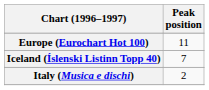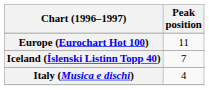(184, 76) 2 -> (184, 76) 4
